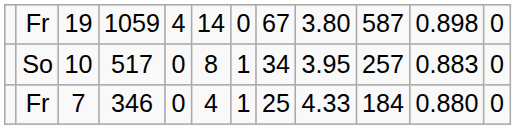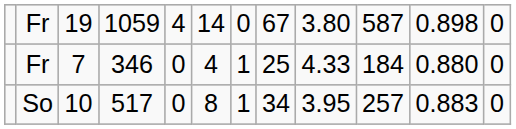rows swapped: (38, 64) <-> (38, 104)
